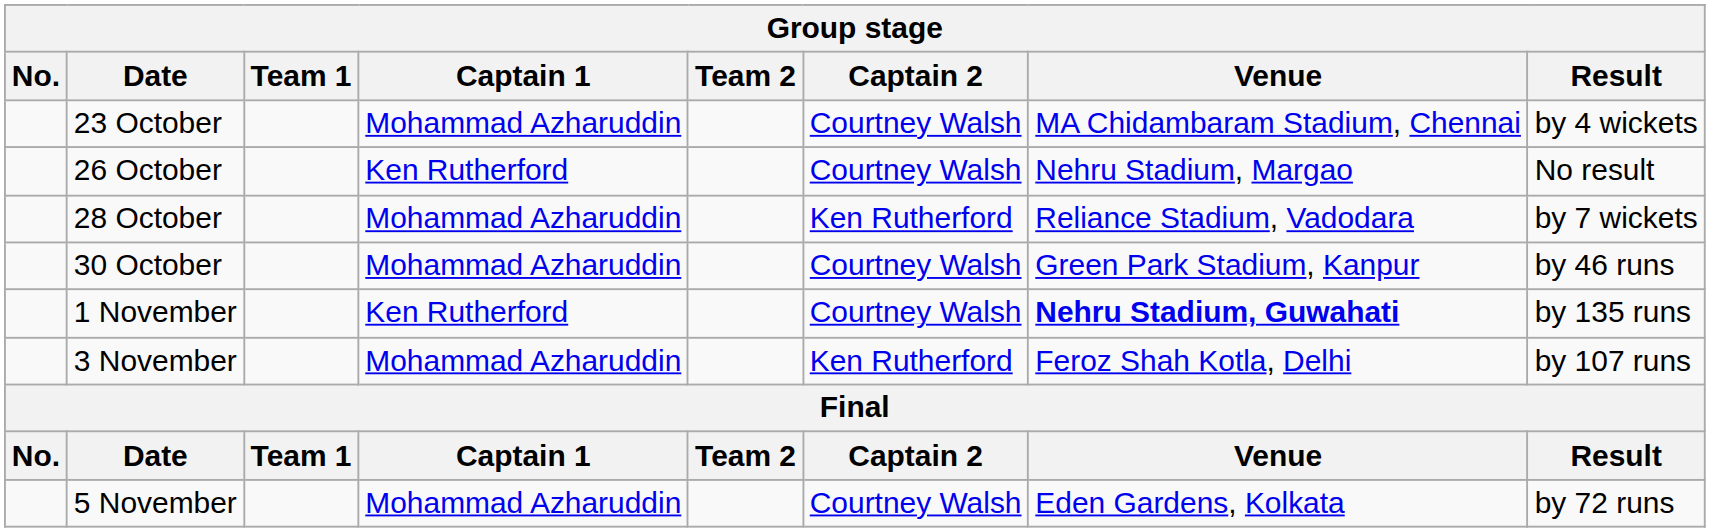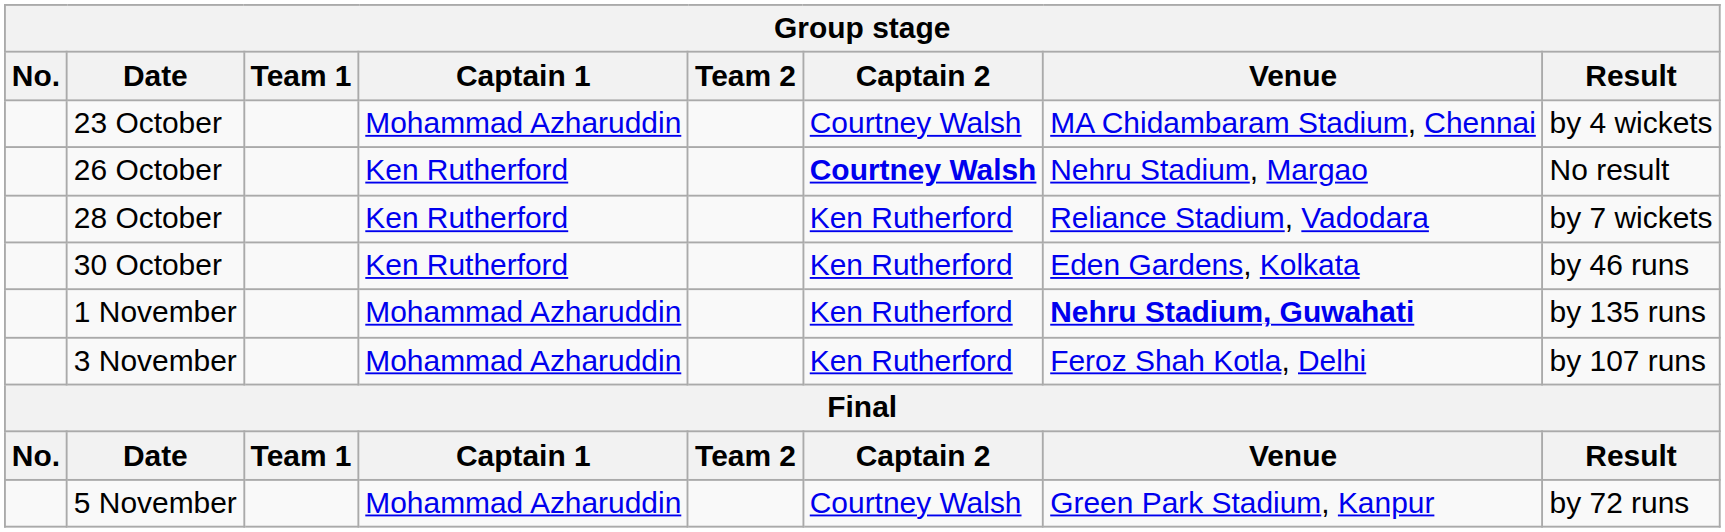(916, 170) normal -> (923, 170) bold
(523, 218) Mohammad Azharuddin -> (467, 218) Ken Rutherford
(523, 265) Mohammad Azharuddin -> (467, 265) Ken Rutherford
(916, 265) Courtney Walsh -> (911, 265) Ken Rutherford
(1227, 265) Green Park Stadium, Kanpur -> (1205, 265) Eden Gardens, Kolkata
(467, 312) Ken Rutherford -> (523, 312) Mohammad Azharuddin
(916, 312) Courtney Walsh -> (911, 312) Ken Rutherford
(1190, 502) Eden Gardens, Kolkata -> (1242, 502) Green Park Stadium, Kanpur
